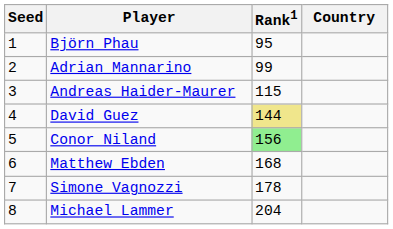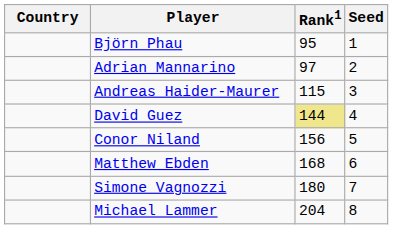columns swapped: (344, 18) <-> (26, 18)
(264, 68) 99 -> (308, 68) 97
(268, 140) lightgreen background -> (312, 140) no background
(268, 188) 178 -> (312, 188) 180
